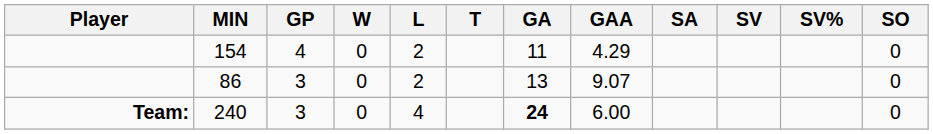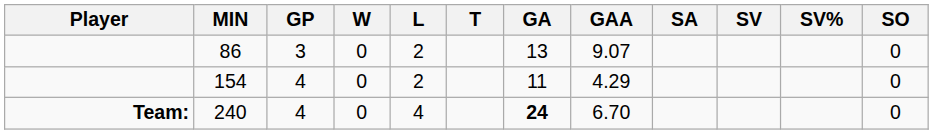rows swapped: (230, 50) <-> (230, 81)
(300, 112) 3 -> (300, 112) 4
(611, 112) 6.00 -> (611, 112) 6.70
